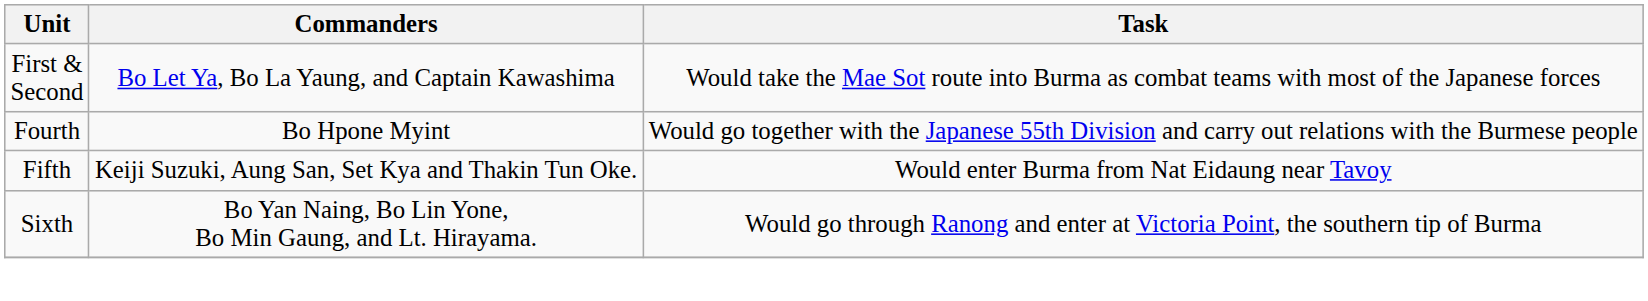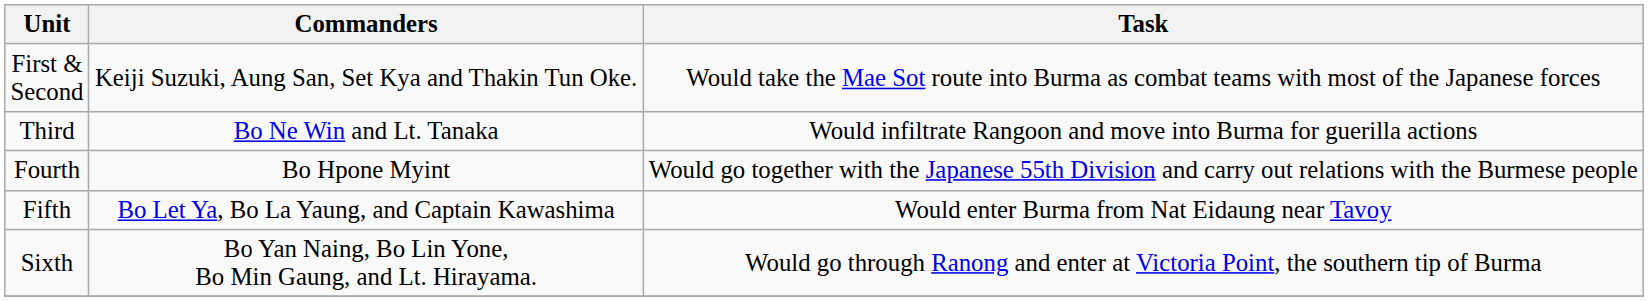(366, 77) Bo Let Ya, Bo La Yaung, and Captain Kawashima -> (366, 77) Keiji Suzuki, Aung San, Set Kya and Thakin Tun Oke.
+ row: (47, 130)
(366, 170) Keiji Suzuki, Aung San, Set Kya and Thakin Tun Oke. -> (366, 209) Bo Let Ya, Bo La Yaung, and Captain Kawashima
